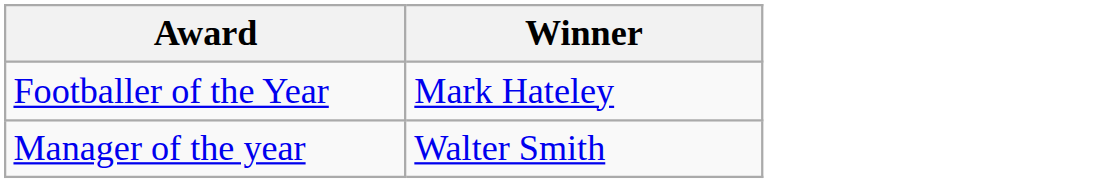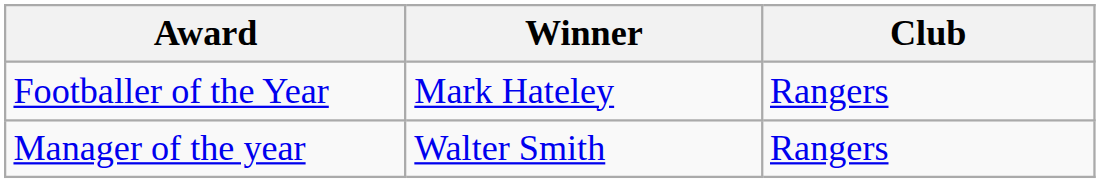+ column: (928, 33)
